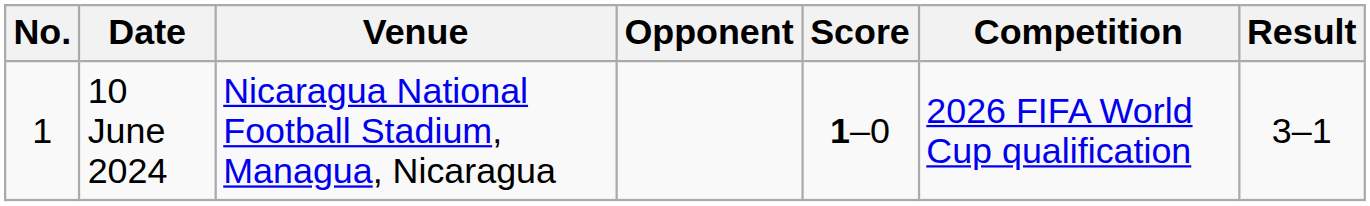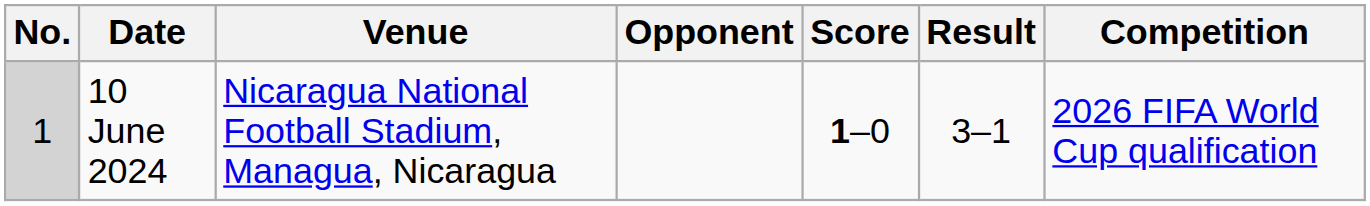columns swapped: (1302, 32) <-> (1078, 32)
(42, 130) no background -> (42, 130) lightgrey background
